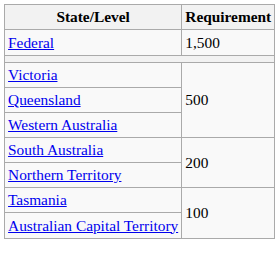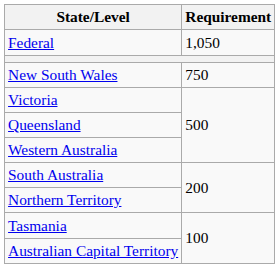(203, 42) 1,500 -> (203, 42) 1,050
+ row: (63, 74)
